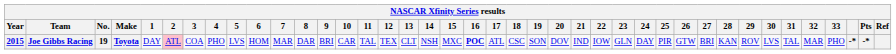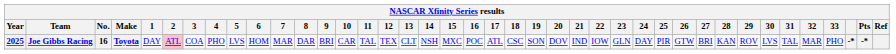(15, 41) 2015 -> (15, 41) 2025
(103, 41) 19 -> (103, 41) 16
(475, 41) bold -> (474, 41) normal
